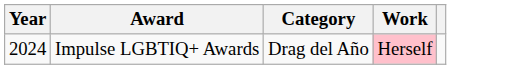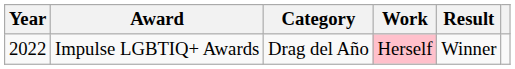+ column: (469, 19)
(28, 49) 2024 -> (28, 49) 2022
